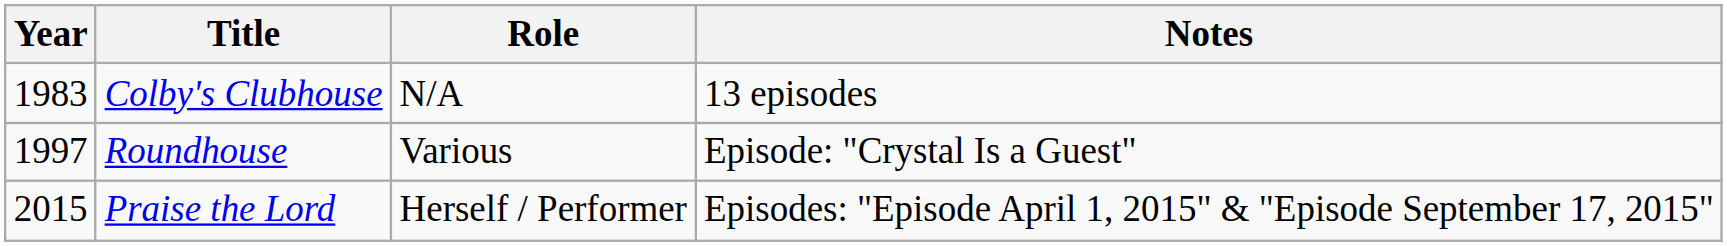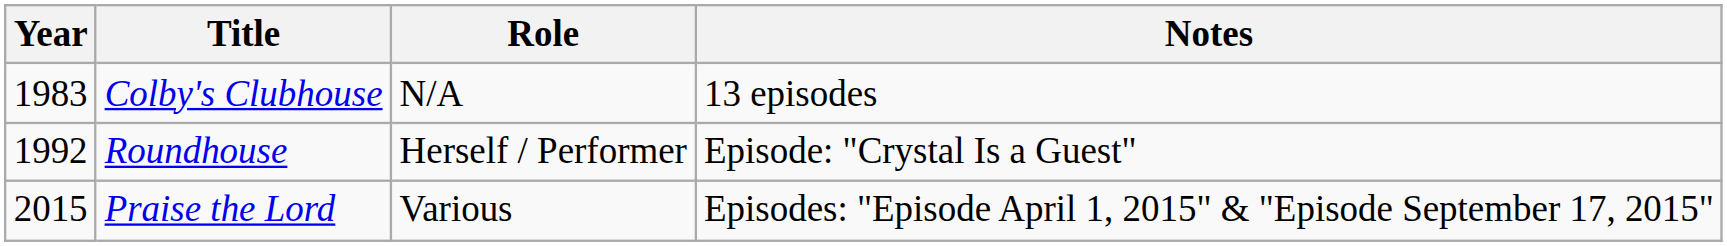(51, 151) 1997 -> (51, 151) 1992
(456, 151) Various -> (543, 151) Herself / Performer
(543, 209) Herself / Performer -> (456, 209) Various
